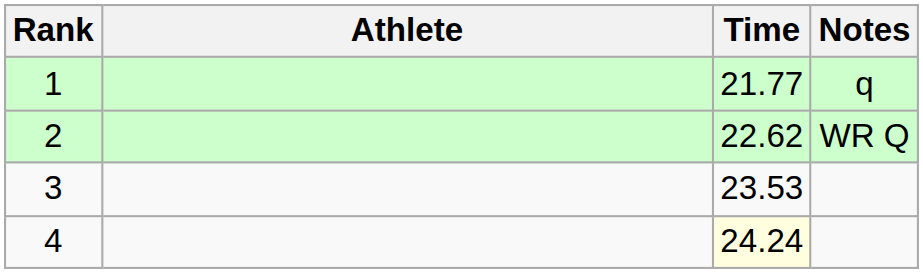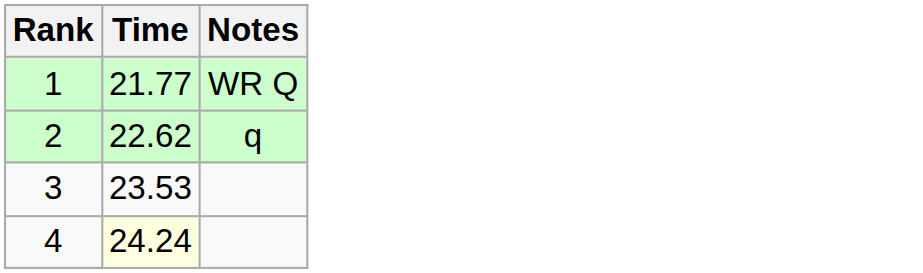- column: (407, 30)
(865, 83) q -> (253, 83) WR Q
(865, 135) WR Q -> (253, 135) q
